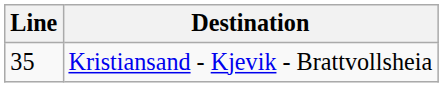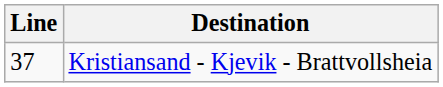(22, 61) 35 -> (22, 61) 37
